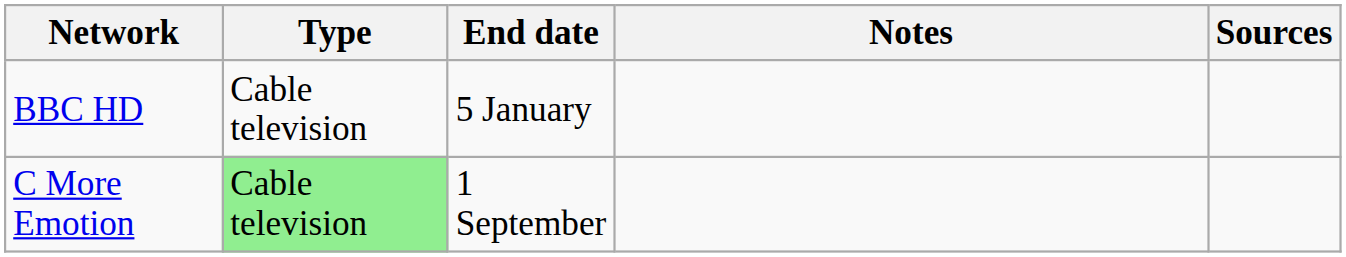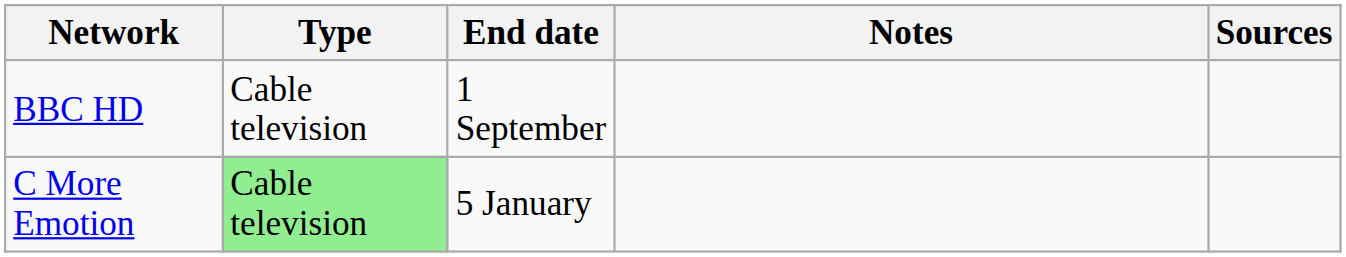(524, 108) 5 January -> (531, 108) 1 September
(531, 203) 1 September -> (524, 203) 5 January
